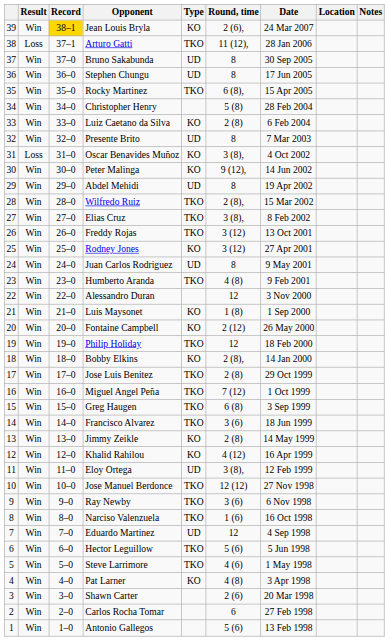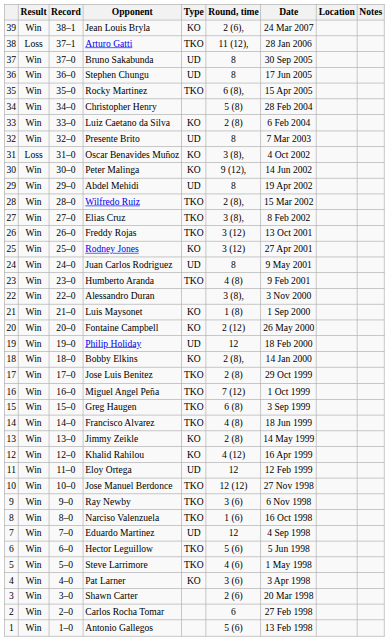(66, 28) gold background -> (66, 28) no background
(234, 296) 12 -> (234, 296) 3 (8),
(194, 344) TKO -> (194, 344) UD
(234, 423) 3 (6) -> (234, 423) 4 (8)
(234, 470) 3 (8), -> (234, 470) 12
(234, 580) 4 (8) -> (234, 580) 3 (6)
